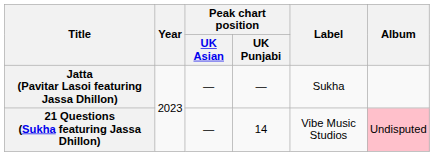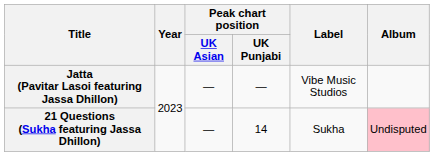(329, 86) Sukha -> (329, 86) Vibe Music Studios
(329, 129) Vibe Music Studios -> (329, 129) Sukha
